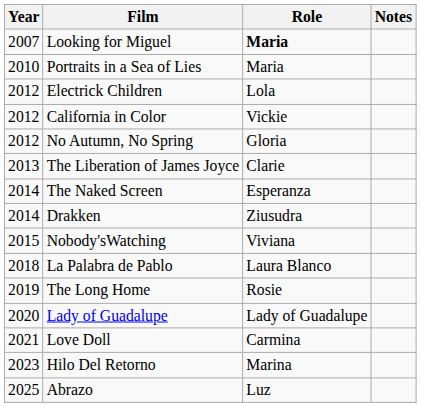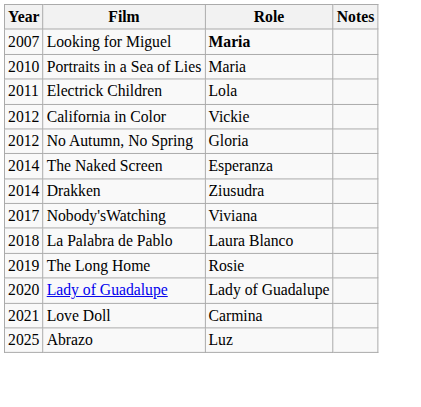(24, 91) 2012 -> (23, 91) 2011
- row: (143, 166)
(24, 240) 2015 -> (24, 215) 2017
- row: (101, 365)
